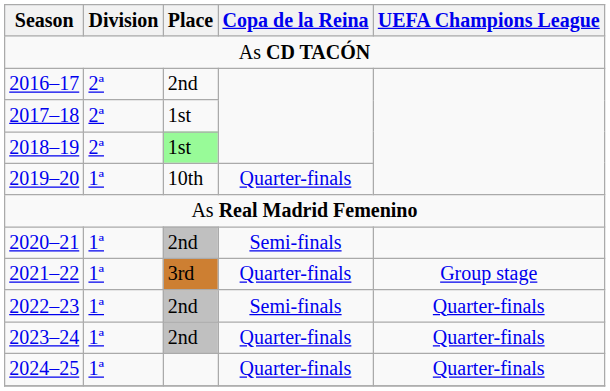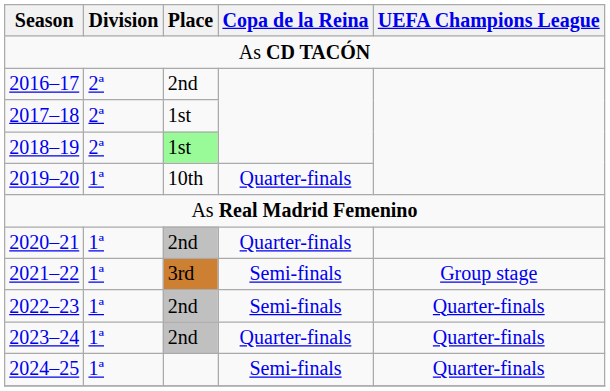(295, 242) Semi-finals -> (295, 242) Quarter-finals
(295, 274) Quarter-finals -> (295, 274) Semi-finals
(295, 369) Quarter-finals -> (295, 369) Semi-finals
